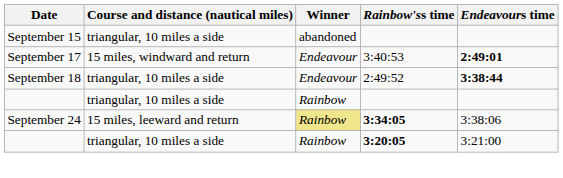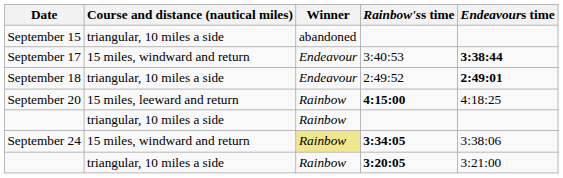(482, 57) 2:49:01 -> (482, 57) 3:38:44
(482, 78) 3:38:44 -> (482, 78) 2:49:01
+ row: (44, 99)
(163, 120) 15 miles, leeward and return -> (168, 141) 15 miles, windward and return
